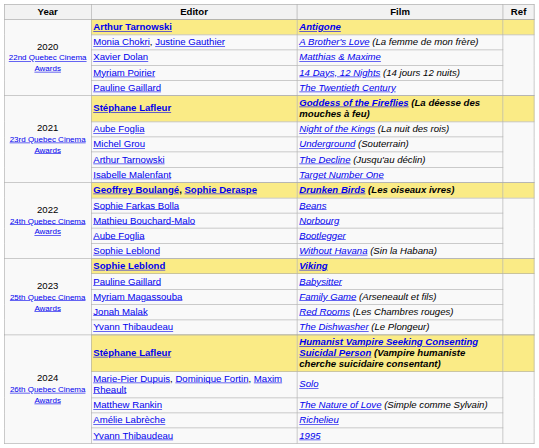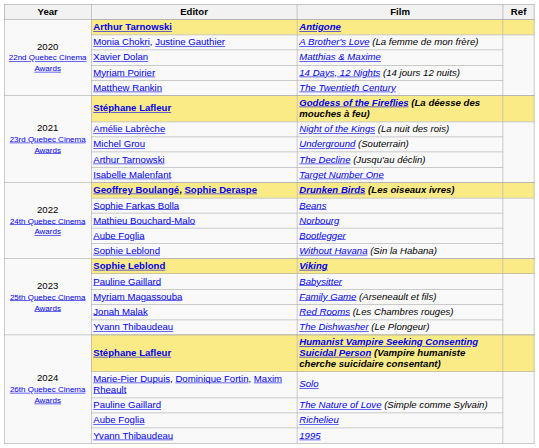(127, 88) Pauline Gaillard -> (128, 88) Matthew Rankin
(119, 129) Aube Foglia -> (129, 129) Amélie Labrèche
(128, 405) Matthew Rankin -> (127, 405) Pauline Gaillard
(129, 420) Amélie Labrèche -> (119, 420) Aube Foglia
